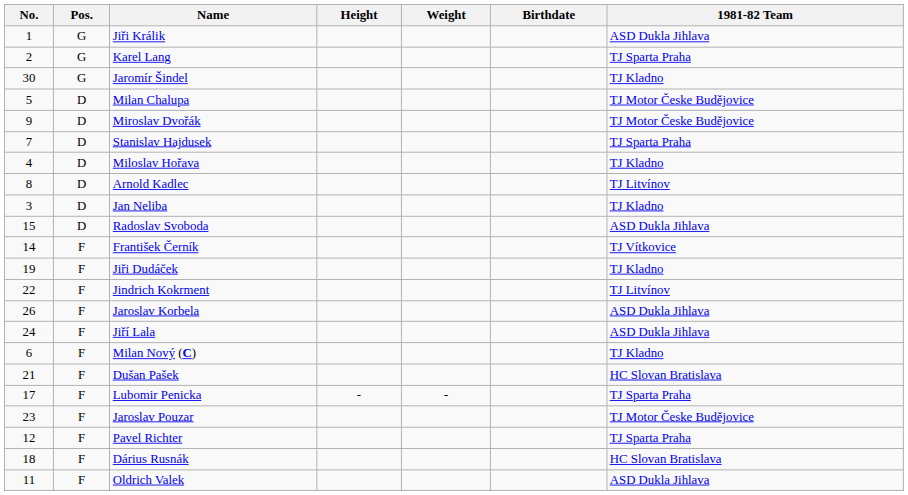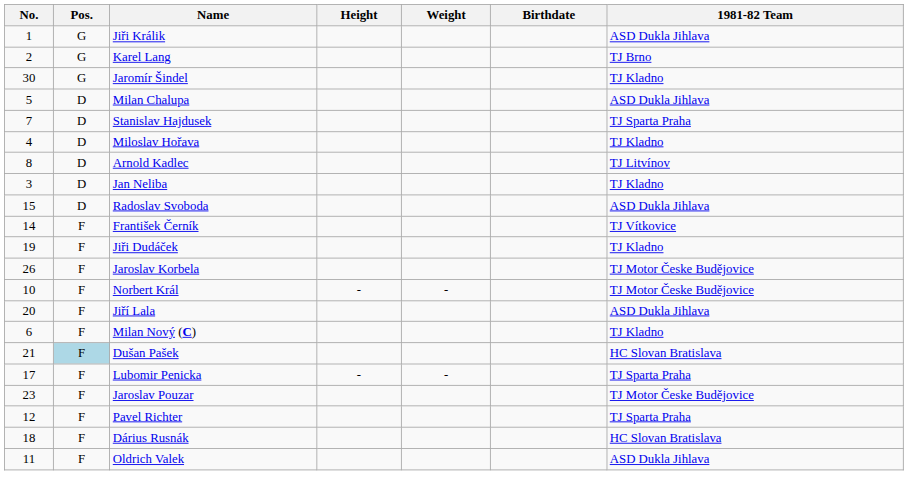(650, 57) TJ Sparta Praha -> (631, 57) TJ Brno
(682, 100) TJ Motor Česke Budějovice -> (660, 100) ASD Dukla Jihlava
- row: (157, 121)
- row: (161, 290)
(660, 311) ASD Dukla Jihlava -> (682, 269) TJ Motor Česke Budějovice
+ row: (146, 290)
(29, 332) 24 -> (29, 311) 20
(82, 374) no background -> (82, 353) lightblue background
